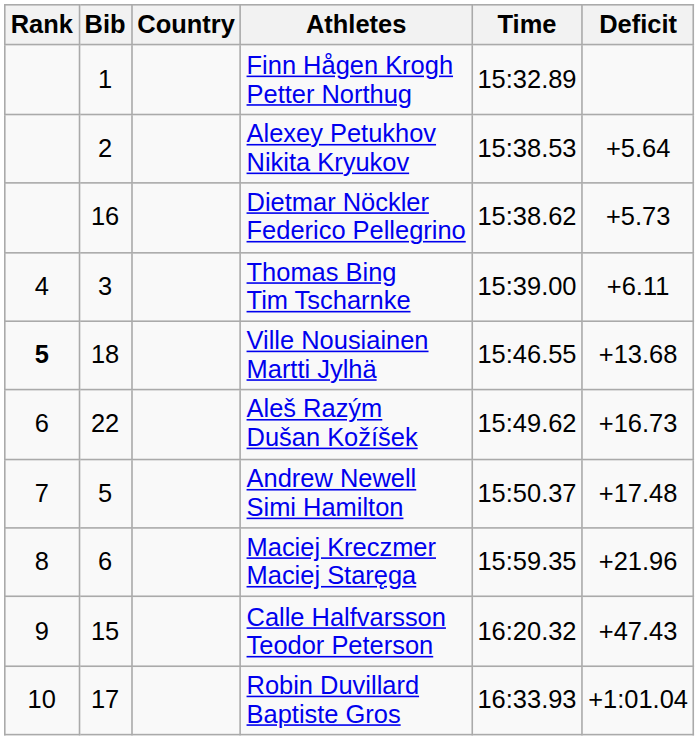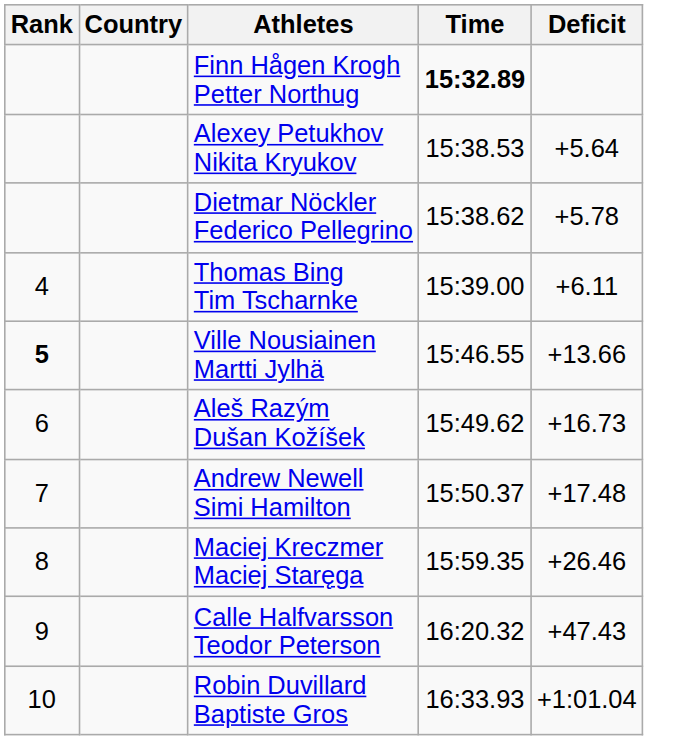- column: (105, 24)
(527, 79) normal -> (475, 79) bold
(638, 217) +5.73 -> (587, 217) +5.78
(638, 355) +13.68 -> (587, 355) +13.66
(638, 562) +21.96 -> (587, 562) +26.46
